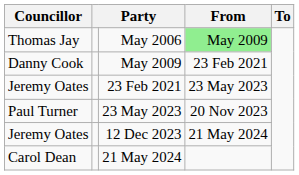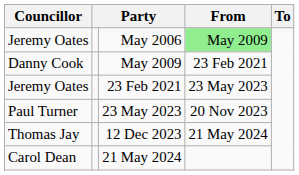(44, 39) Thomas Jay -> (48, 39) Jeremy Oates
(48, 134) Jeremy Oates -> (44, 134) Thomas Jay
